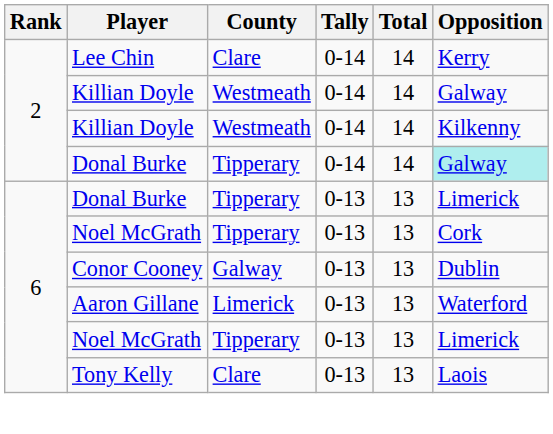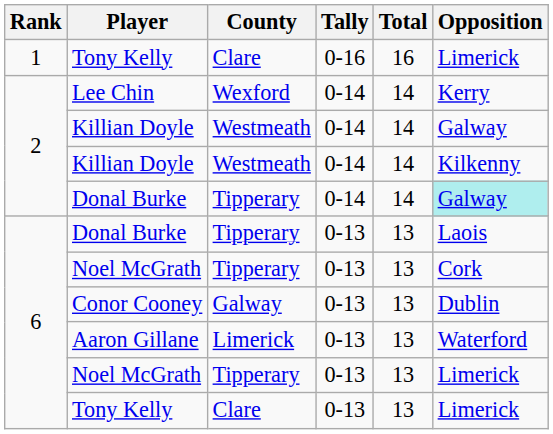+ row: (36, 57)
(237, 57) Clare -> (251, 92) Wexford
(478, 198) Limerick -> (462, 233) Laois
(462, 374) Laois -> (478, 410) Limerick
